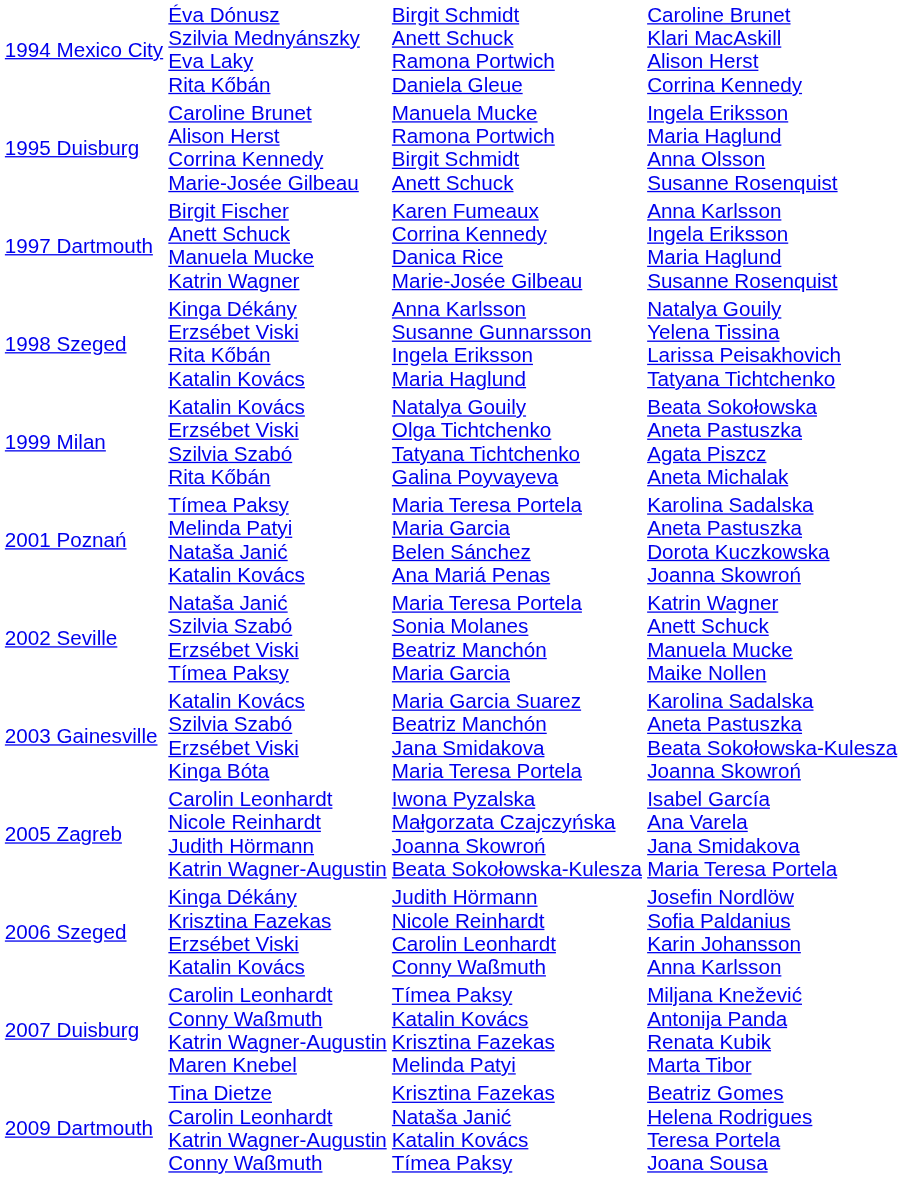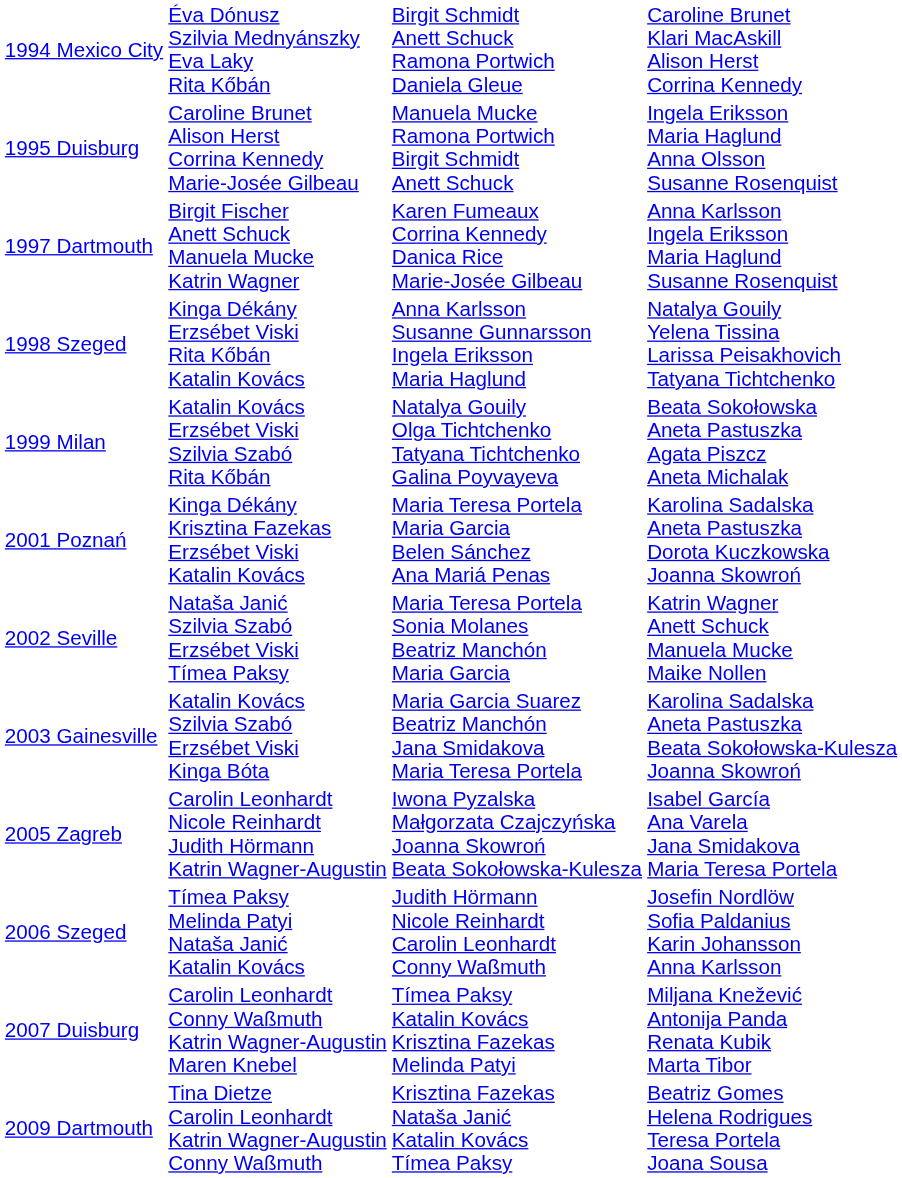(237, 540) Tímea Paksy Melinda Patyi Nataša Janić Katalin Kovács -> (250, 540) Kinga Dékány Krisztina Fazekas Erzsébet Viski Katalin Kovács
(250, 932) Kinga Dékány Krisztina Fazekas Erzsébet Viski Katalin Kovács -> (237, 932) Tímea Paksy Melinda Patyi Nataša Janić Katalin Kovács
